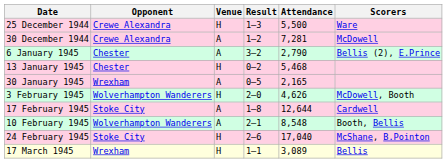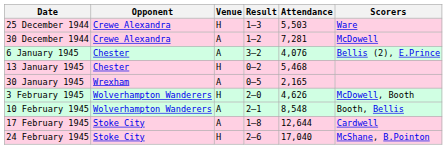(294, 25) 5,500 -> (294, 25) 5,503
(294, 53) 2,790 -> (294, 53) 4,076
rows swapped: (48, 123) <-> (48, 109)
- row: (40, 151)
